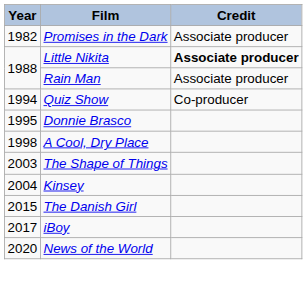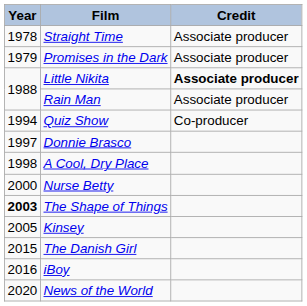+ row: (83, 36)
(22, 36) 1982 -> (22, 58) 1979
(22, 121) 1995 -> (22, 142) 1997
+ row: (78, 185)
(22, 163) normal -> (22, 206) bold
(22, 185) 2004 -> (22, 227) 2005
(22, 227) 2017 -> (22, 269) 2016
